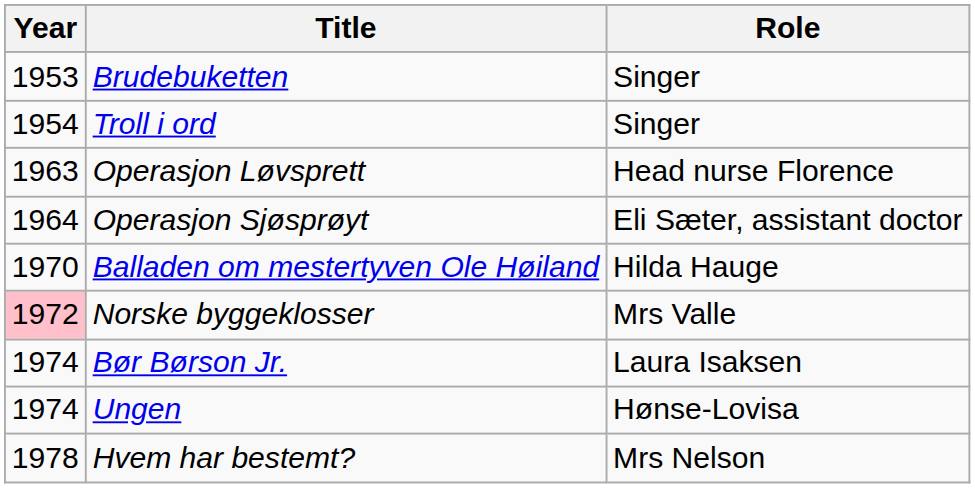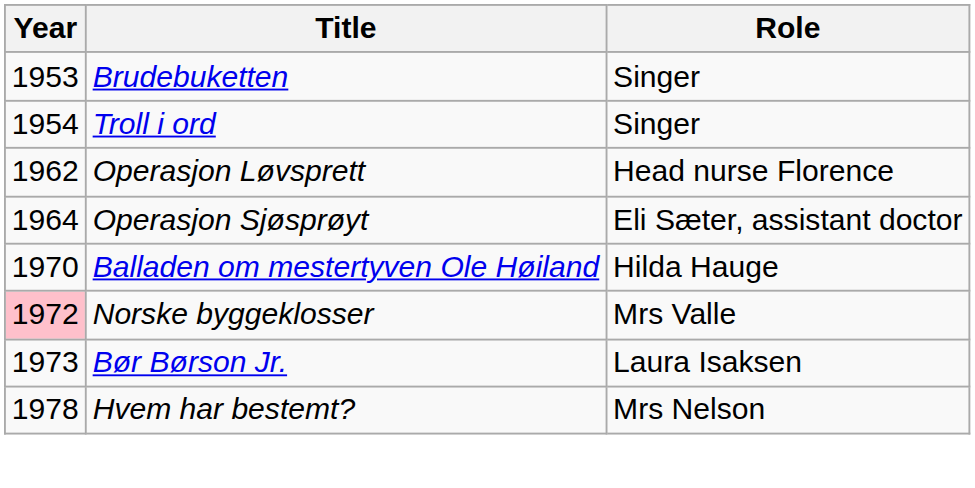(45, 171) 1963 -> (45, 171) 1962
(45, 362) 1974 -> (45, 362) 1973
- row: (137, 409)
